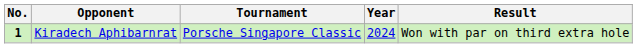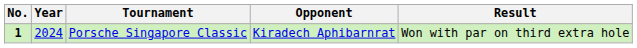columns swapped: (381, 14) <-> (106, 14)
